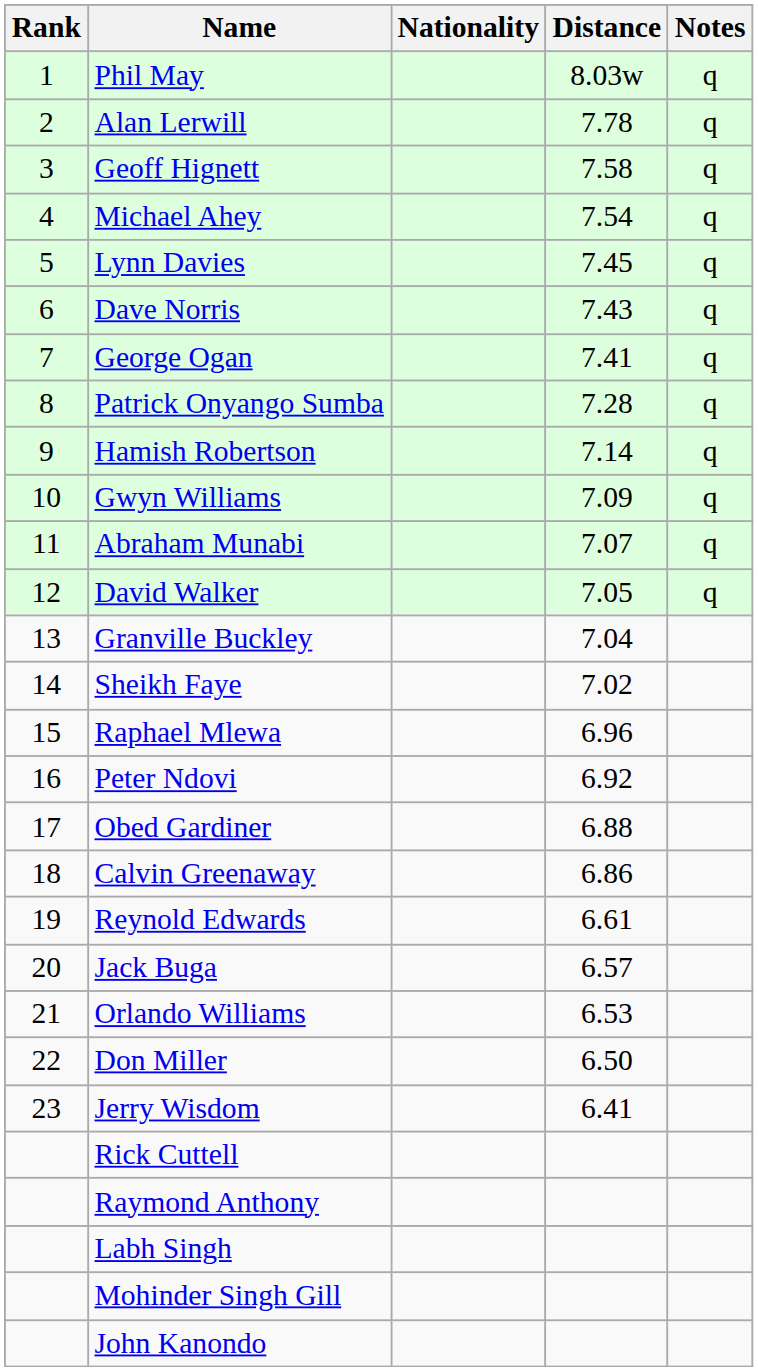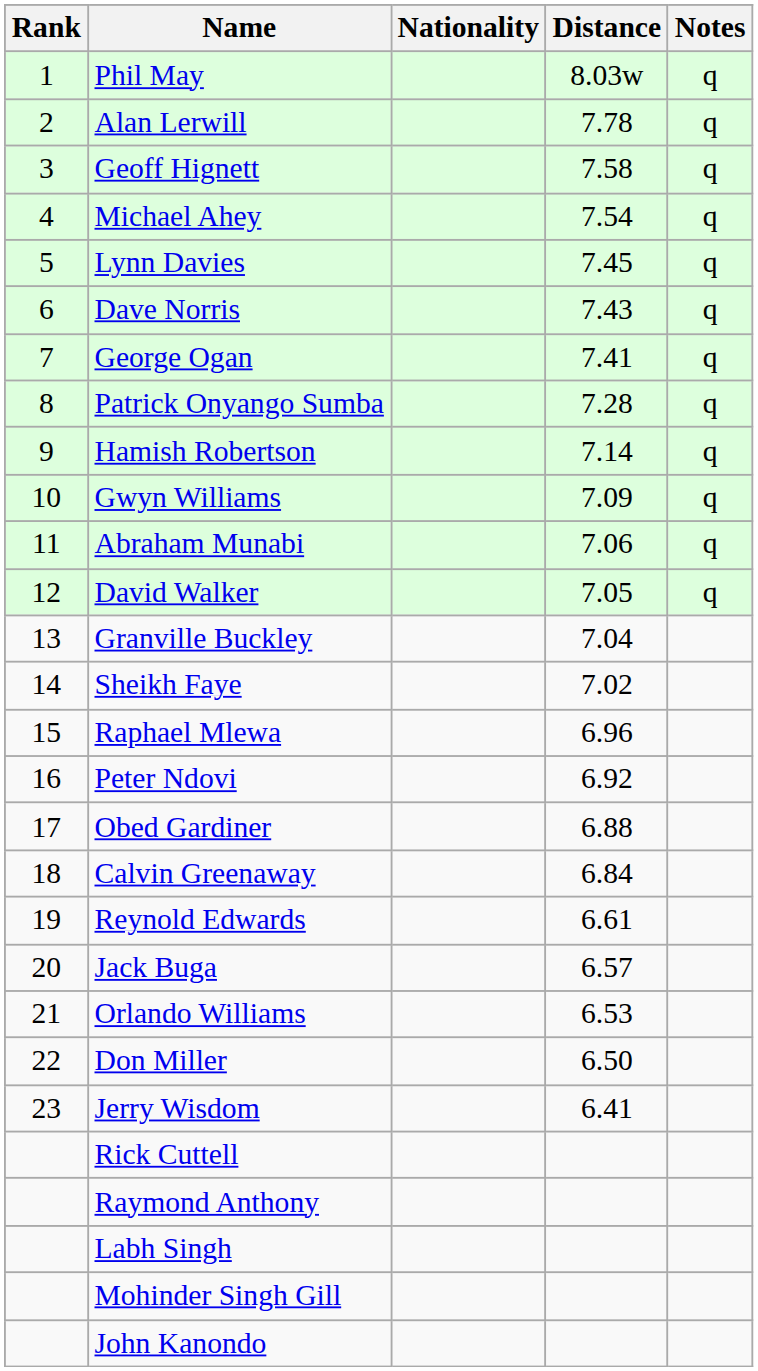(607, 544) 7.07 -> (607, 544) 7.06
(607, 872) 6.86 -> (607, 872) 6.84
